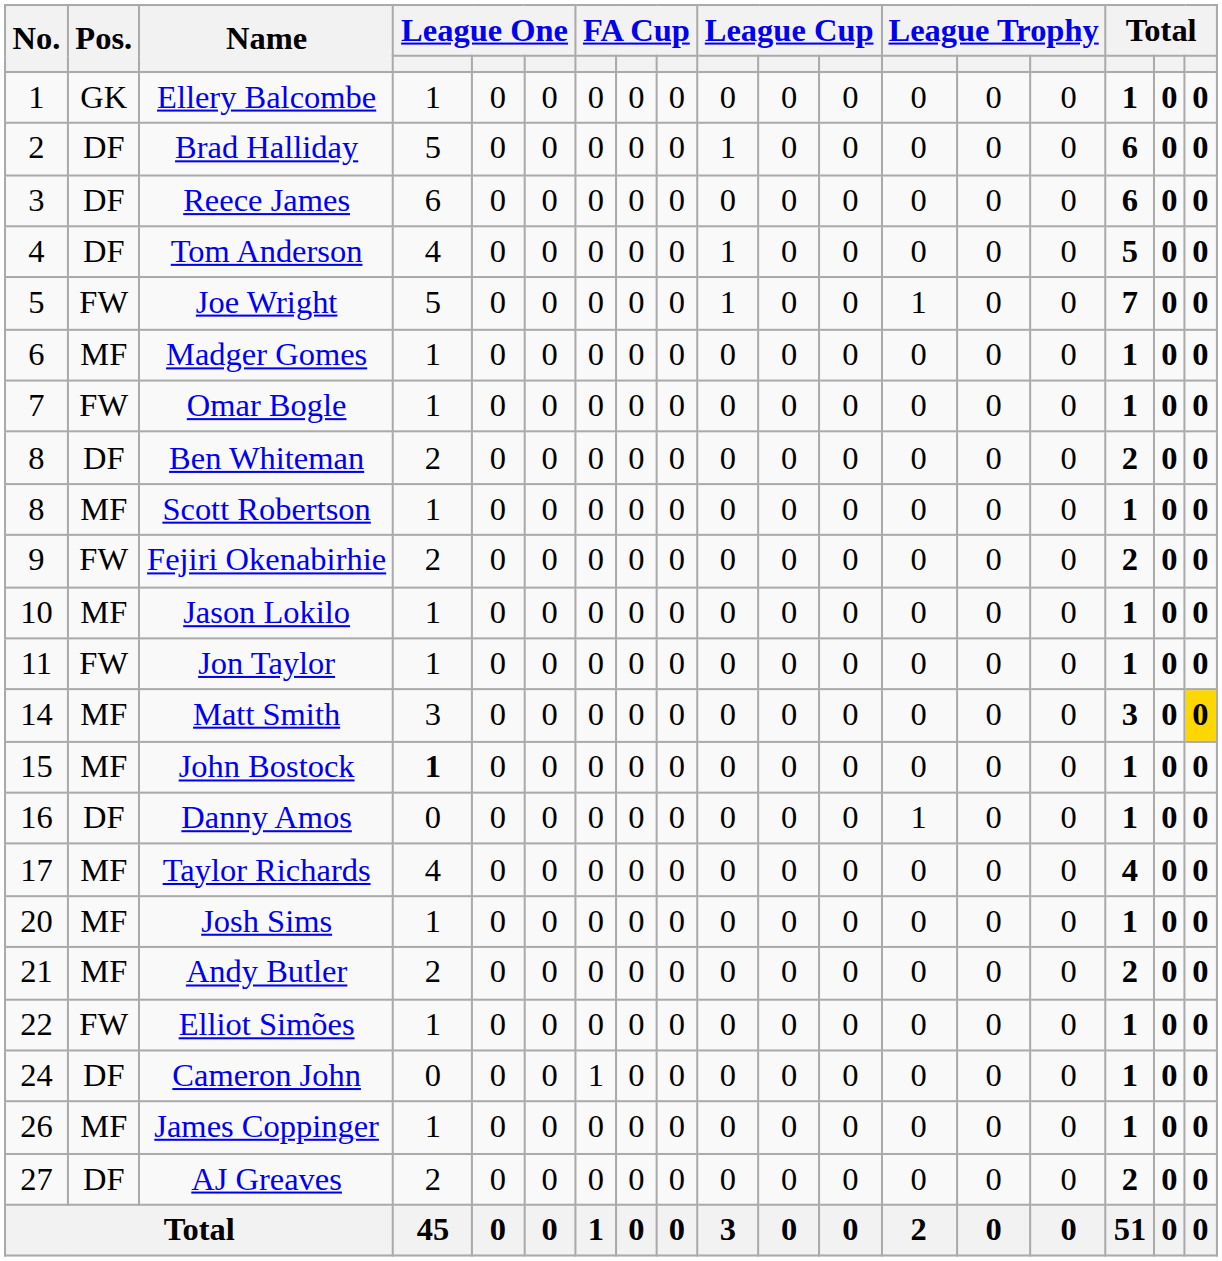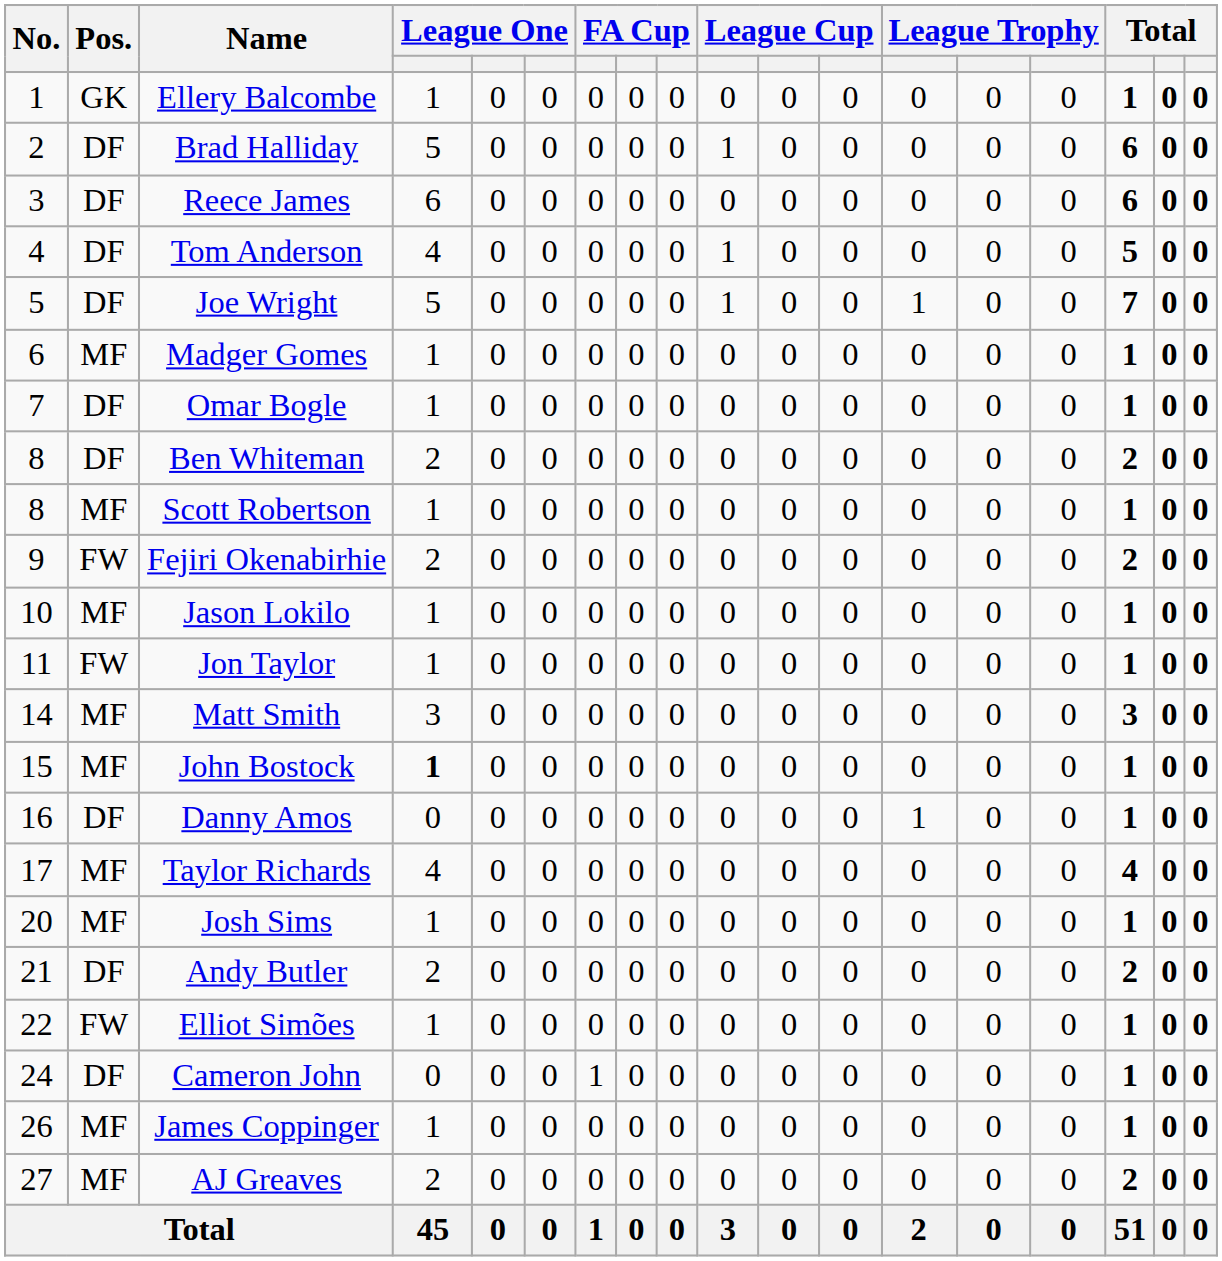(104, 302) FW -> (104, 302) DF
(104, 405) FW -> (104, 405) DF
(1200, 714) gold background -> (1200, 714) no background
(104, 972) MF -> (104, 972) DF
(104, 1178) DF -> (104, 1178) MF
